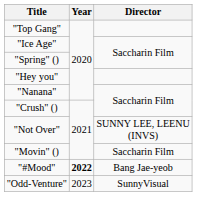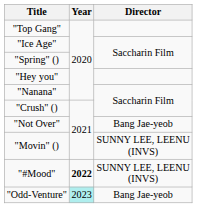(143, 130) SUNNY LEE, LEENU (INVS) -> (143, 124) Bang Jae-yeob
(143, 151) Saccharin Film -> (143, 146) SUNNY LEE, LEENU (INVS)
(143, 167) Bang Jae-yeob -> (143, 173) SUNNY LEE, LEENU (INVS)
(82, 183) no background -> (82, 195) paleturquoise background
(143, 183) SunnyVisual -> (143, 195) Bang Jae-yeob
